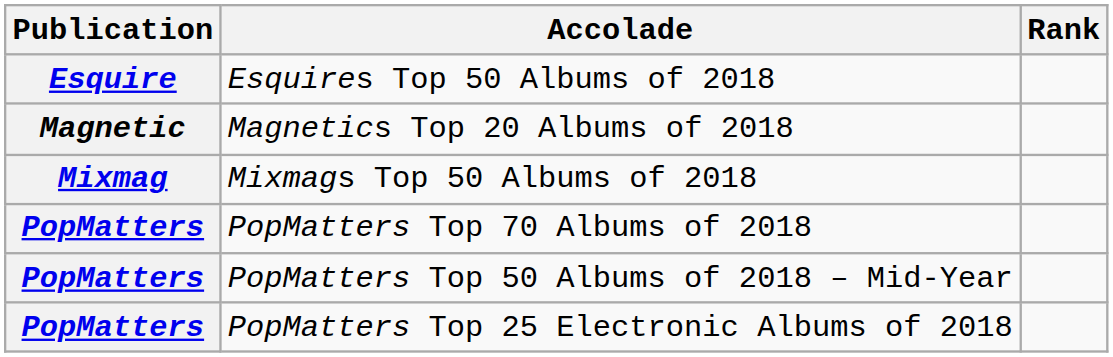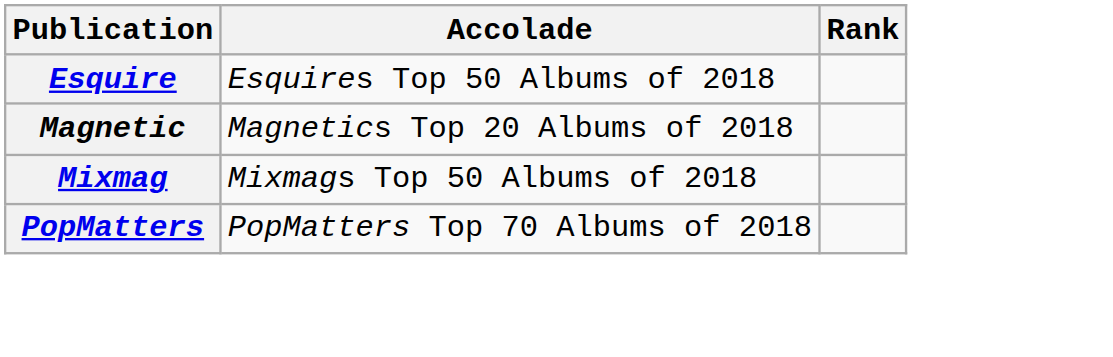- row: (620, 278)
- row: (620, 327)
